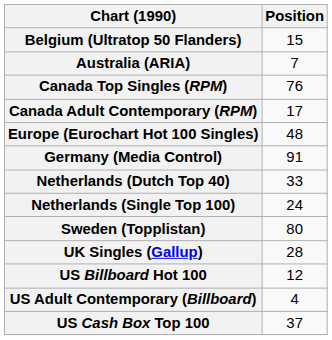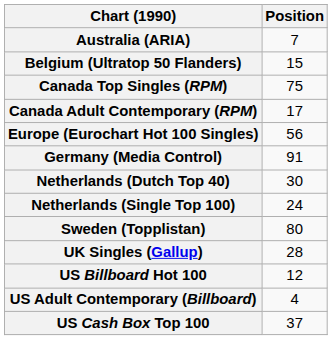rows swapped: (133, 63) <-> (133, 39)
(295, 87) 76 -> (295, 87) 75
(295, 134) 48 -> (295, 134) 56
(295, 181) 33 -> (295, 181) 30
